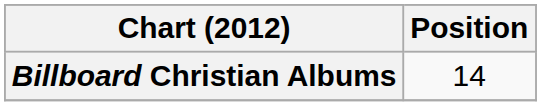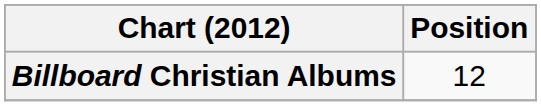(469, 75) 14 -> (469, 75) 12
